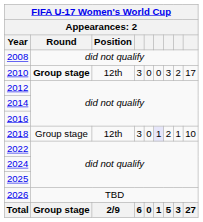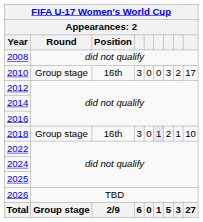(61, 73) bold -> (61, 73) normal
(113, 73) 12th -> (113, 73) 16th
(113, 133) 12th -> (113, 133) 16th
